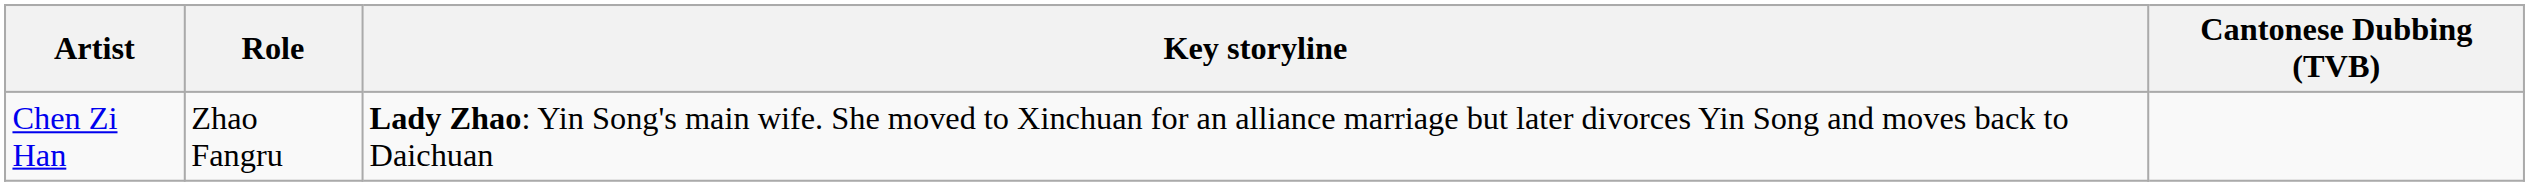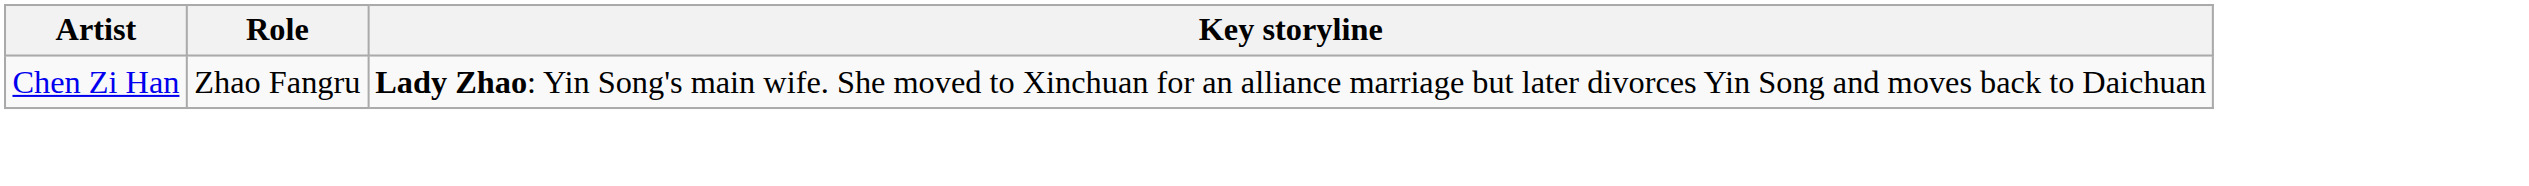- column: (2336, 48)
